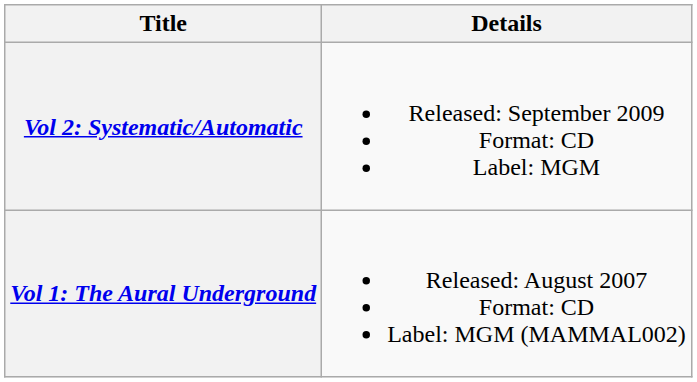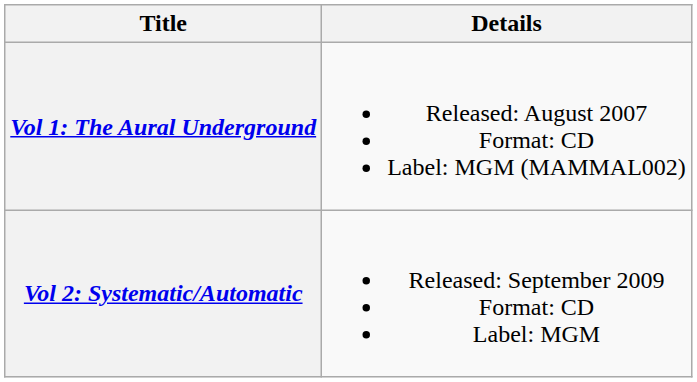rows swapped: (163, 293) <-> (163, 126)
